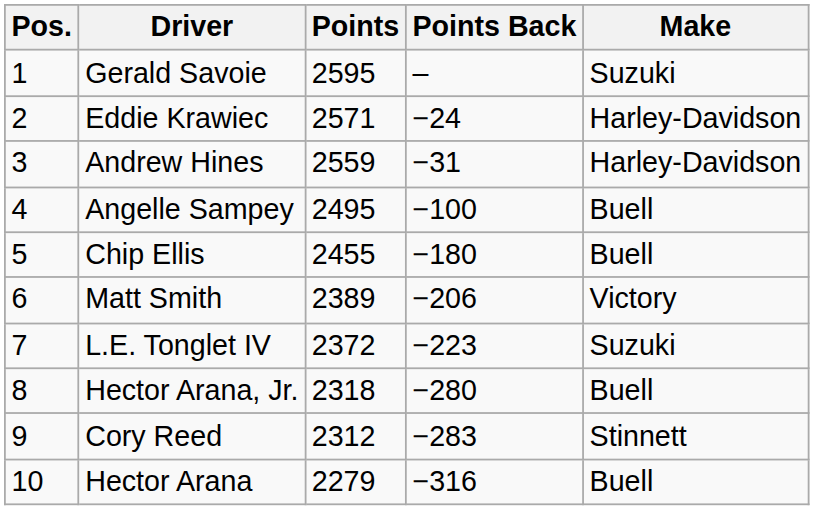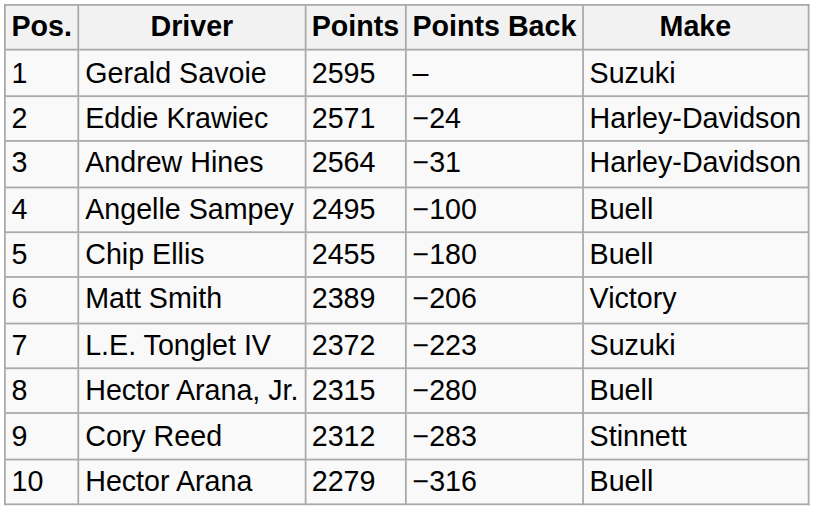(344, 163) 2559 -> (344, 163) 2564
(344, 390) 2318 -> (344, 390) 2315
